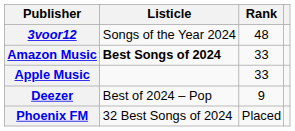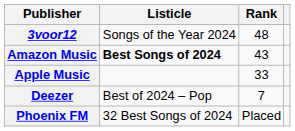(261, 55) 33 -> (261, 55) 43
(261, 95) 9 -> (261, 95) 7
